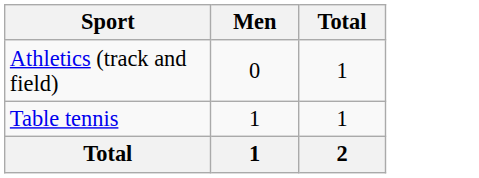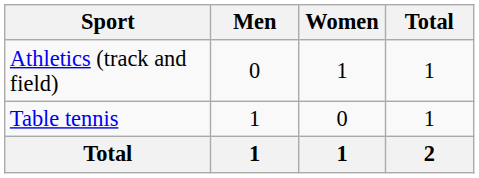+ column: (342, 22)
